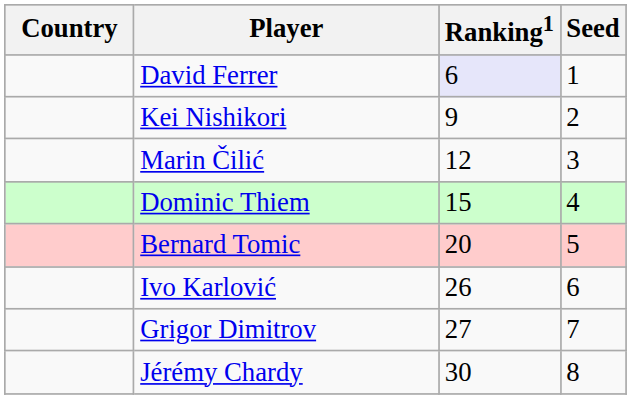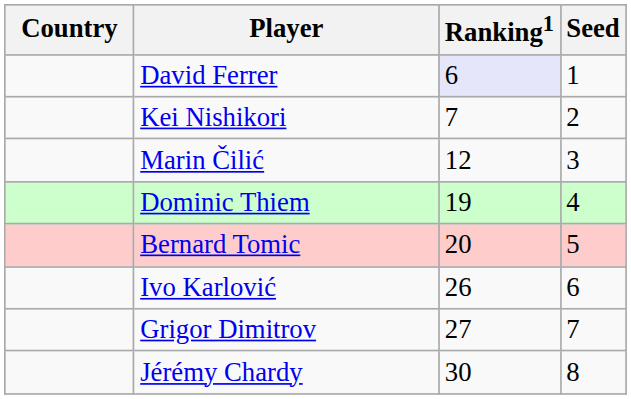(451, 117) 9 -> (451, 117) 7
(458, 202) 15 -> (458, 202) 19
